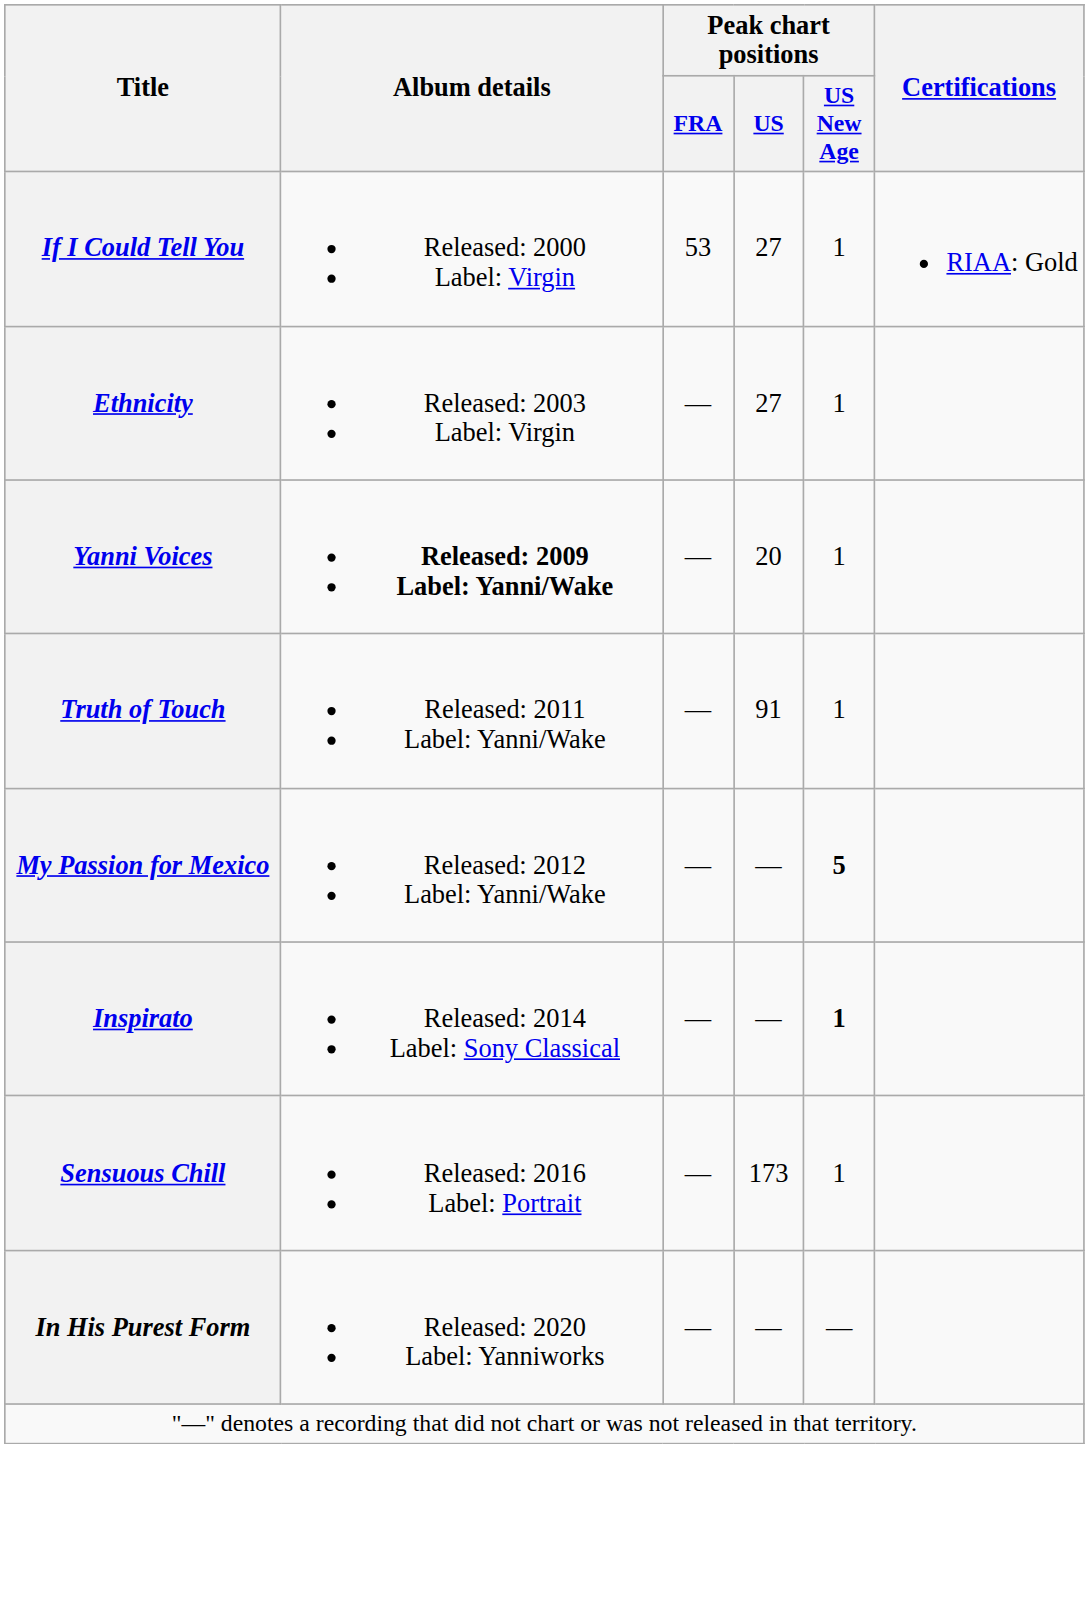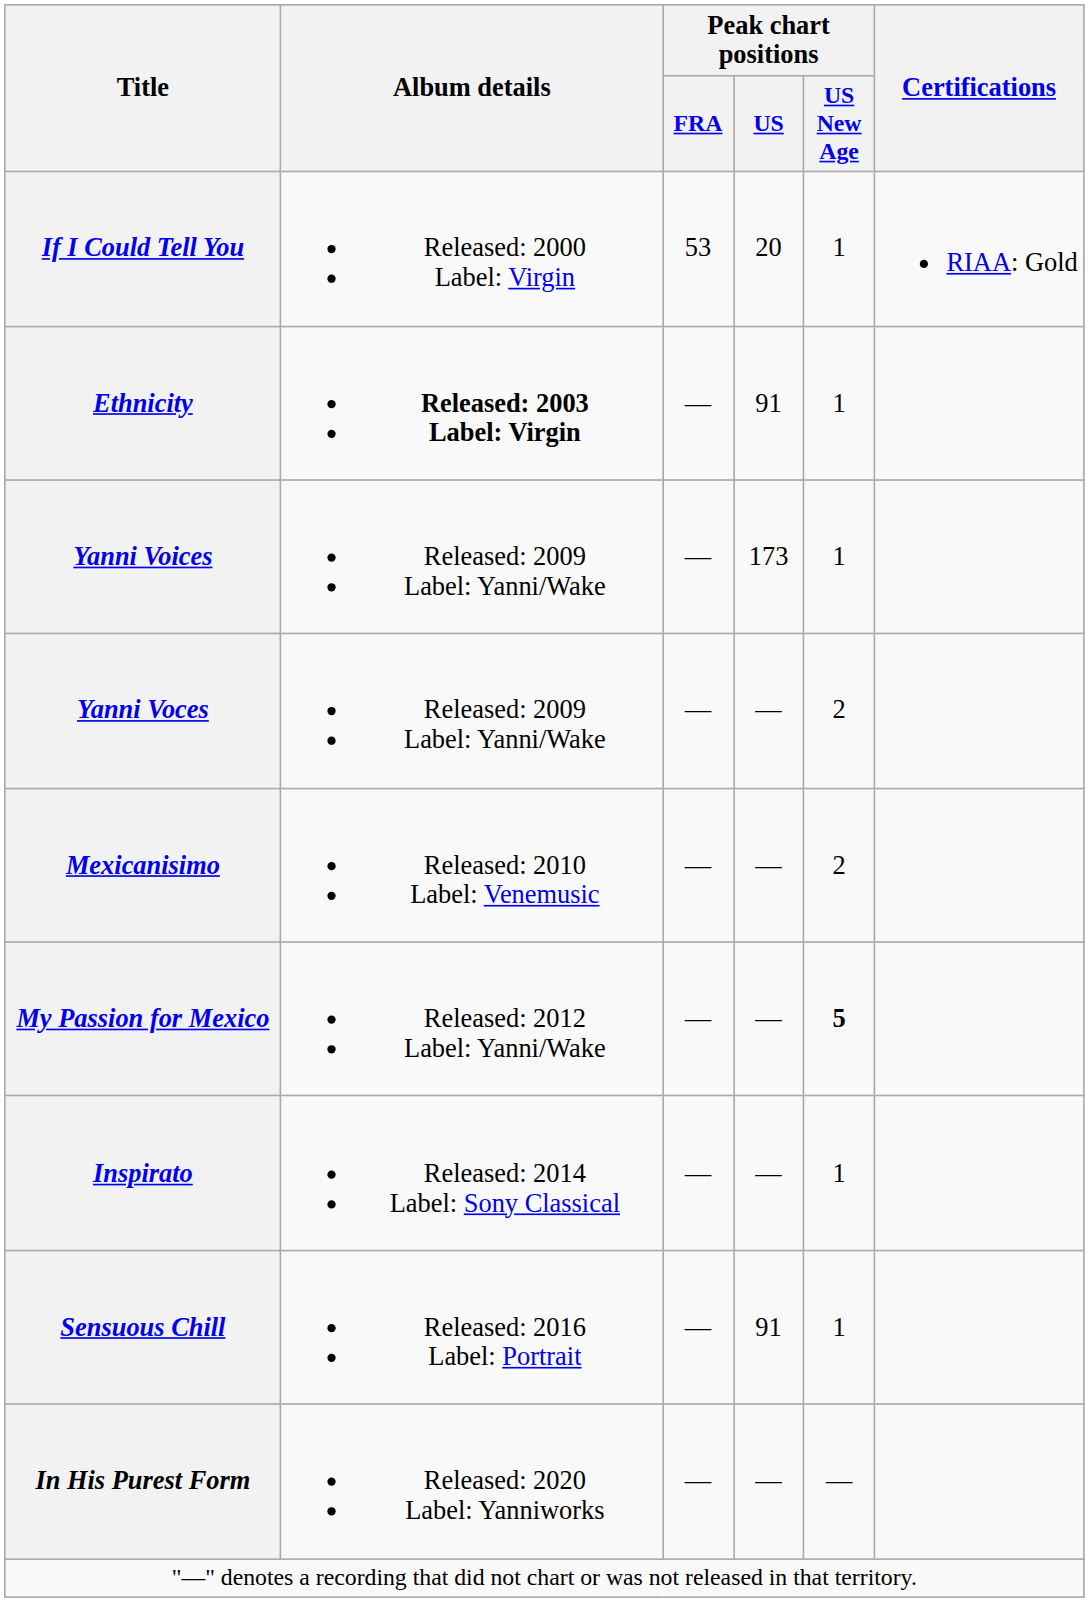(769, 248) 27 -> (769, 248) 20
(472, 418) normal -> (472, 418) bold
(769, 402) 27 -> (769, 402) 91
(472, 572) bold -> (472, 572) normal
(769, 556) 20 -> (769, 556) 173
+ row: (143, 710)
+ row: (143, 864)
- row: (143, 710)
(839, 1018) bold -> (839, 1172) normal
(769, 1172) 173 -> (769, 1326) 91
